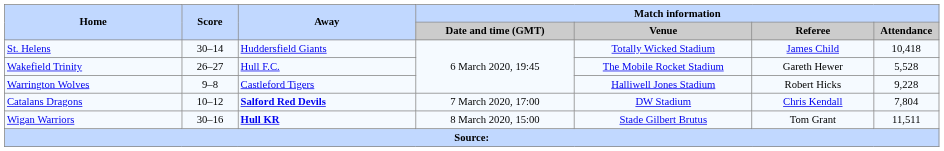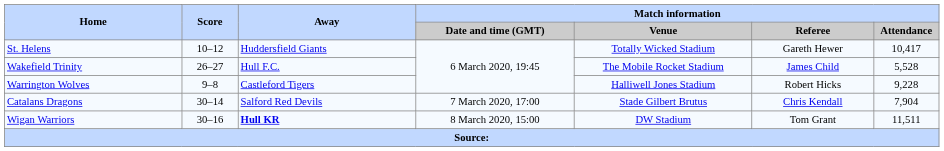(210, 48) 30–14 -> (210, 48) 10–12
(813, 48) James Child -> (813, 48) Gareth Hewer
(906, 48) 10,418 -> (906, 48) 10,417
(813, 66) Gareth Hewer -> (813, 66) James Child
(210, 102) 10–12 -> (210, 102) 30–14
(283, 102) bold -> (281, 102) normal
(663, 102) DW Stadium -> (663, 102) Stade Gilbert Brutus
(906, 102) 7,804 -> (906, 102) 7,904
(663, 119) Stade Gilbert Brutus -> (663, 119) DW Stadium
